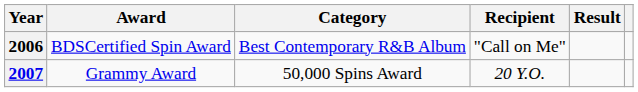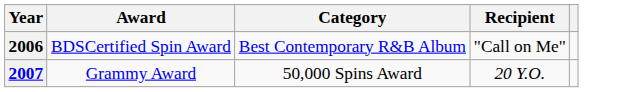- column: (597, 18)
